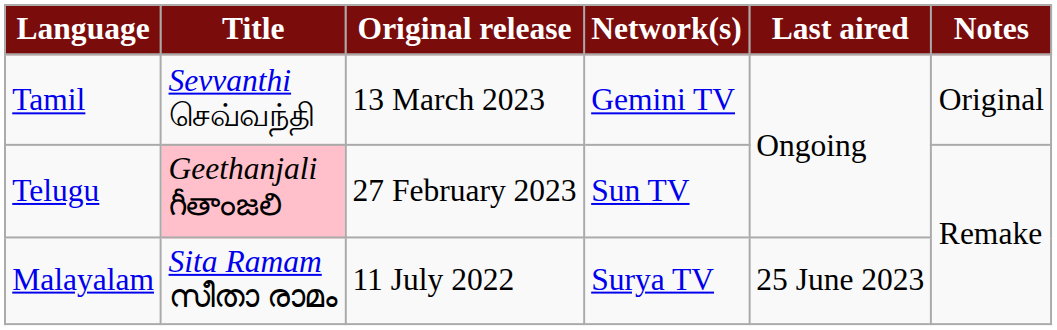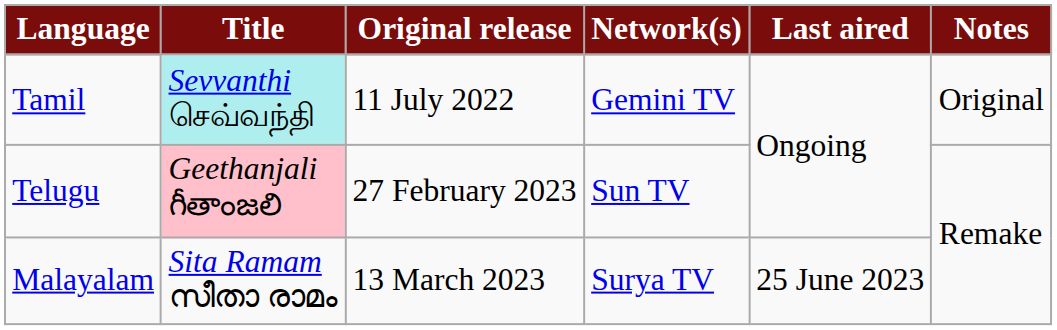(241, 97) no background -> (241, 97) paleturquoise background
(449, 99) 13 March 2023 -> (433, 99) 11 July 2022
(433, 279) 11 July 2022 -> (449, 279) 13 March 2023
